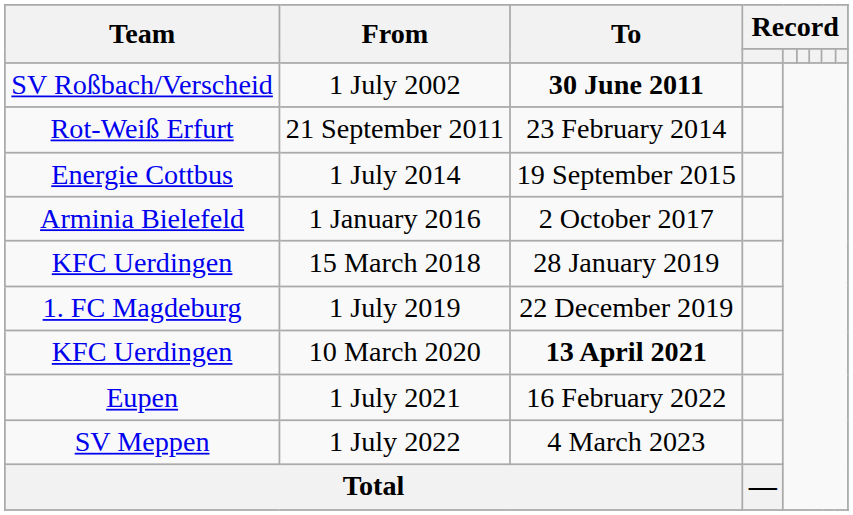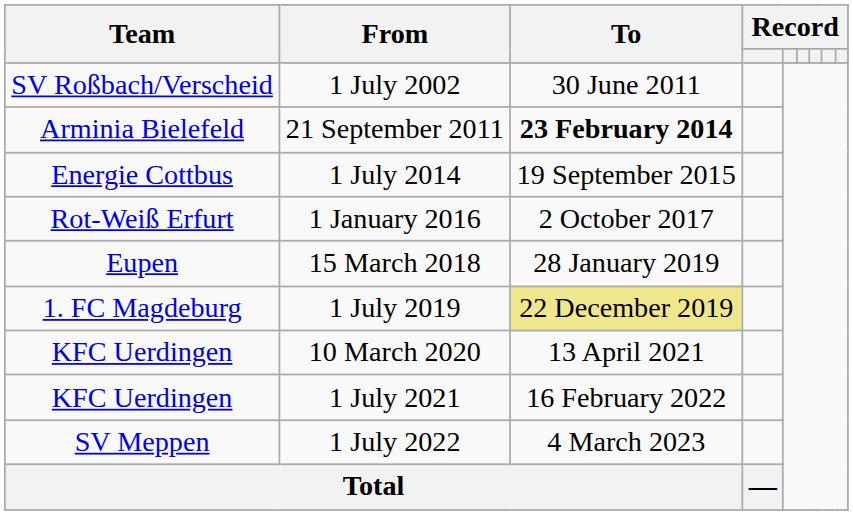(626, 84) bold -> (626, 84) normal
(142, 129) Rot-Weiß Erfurt -> (142, 129) Arminia Bielefeld
(626, 129) normal -> (626, 129) bold
(142, 218) Arminia Bielefeld -> (142, 218) Rot-Weiß Erfurt
(142, 263) KFC Uerdingen -> (142, 263) Eupen
(626, 307) no background -> (626, 307) khaki background
(626, 352) bold -> (626, 352) normal
(142, 397) Eupen -> (142, 397) KFC Uerdingen
